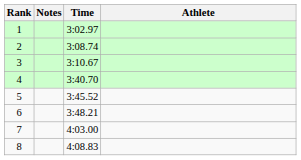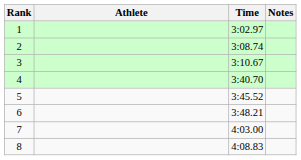columns swapped: (198, 12) <-> (49, 12)
